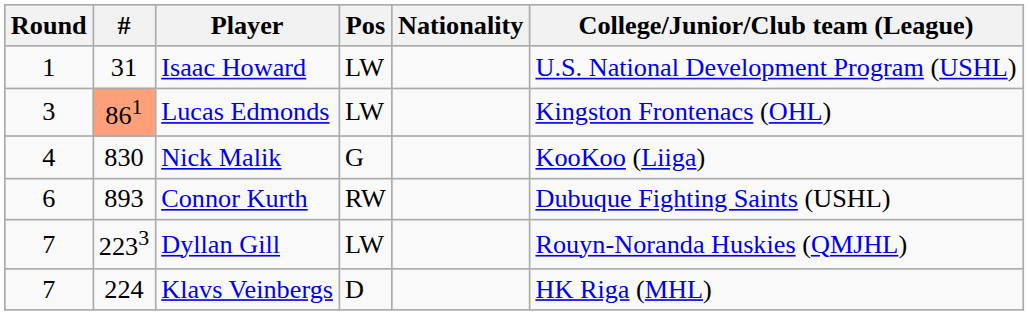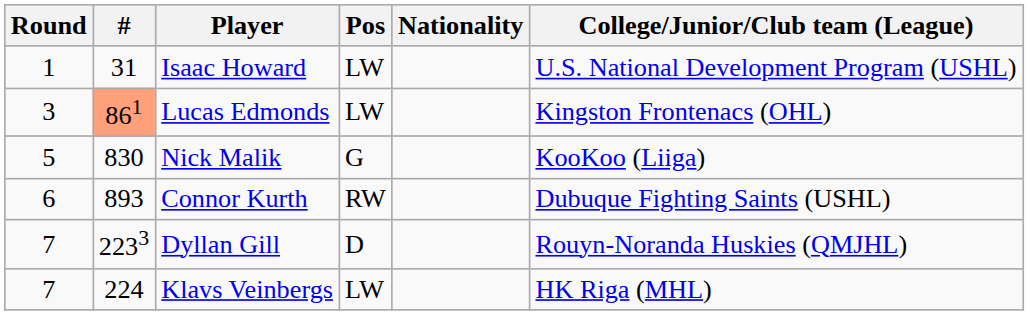(49, 157) 4 -> (49, 157) 5
(364, 244) LW -> (355, 244) D
(355, 289) D -> (364, 289) LW
